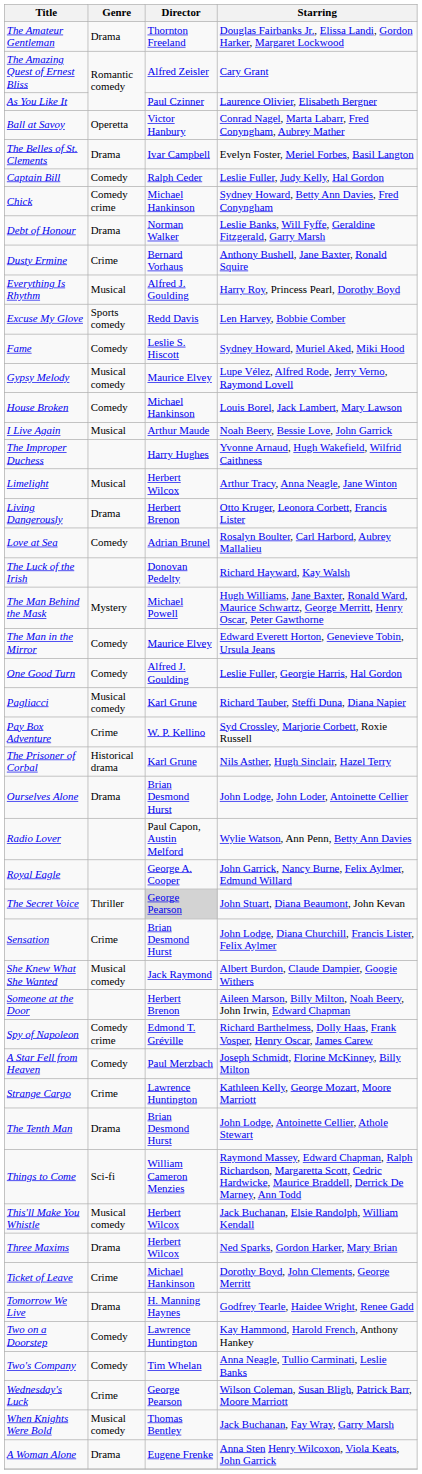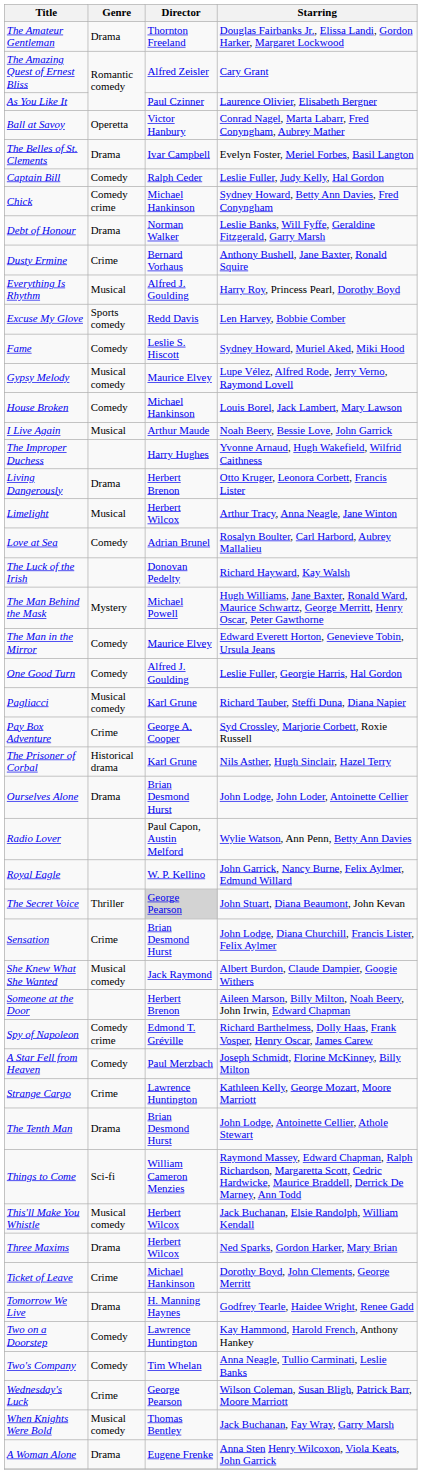rows swapped: (28, 483) <-> (35, 513)
(176, 732) W. P. Kellino -> (170, 732) George A. Cooper
(170, 874) George A. Cooper -> (176, 874) W. P. Kellino
